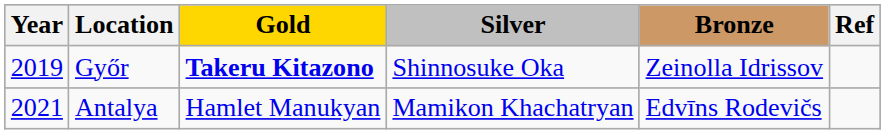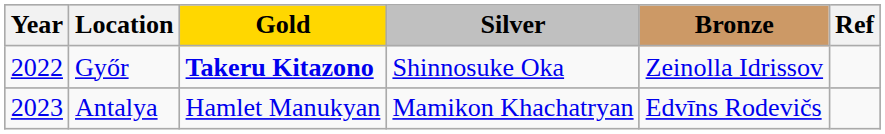(37, 66) 2019 -> (37, 66) 2022
(37, 107) 2021 -> (37, 107) 2023
